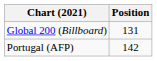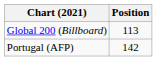(131, 30) 131 -> (131, 30) 113
